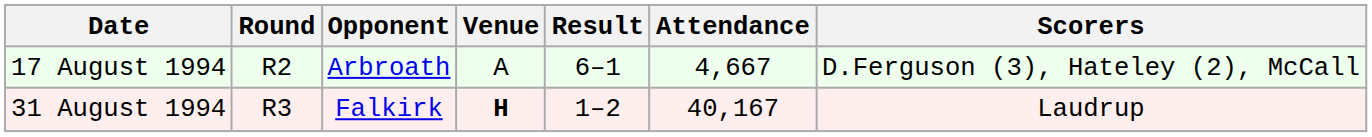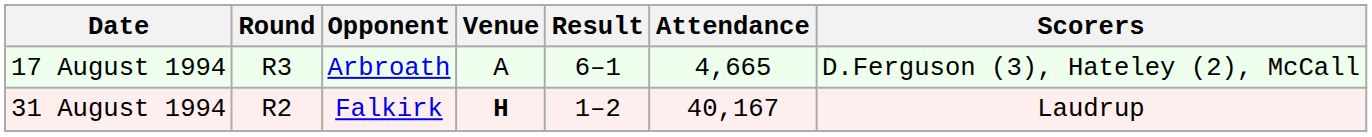(277, 68) R2 -> (277, 68) R3
(733, 68) 4,667 -> (733, 68) 4,665
(277, 109) R3 -> (277, 109) R2
